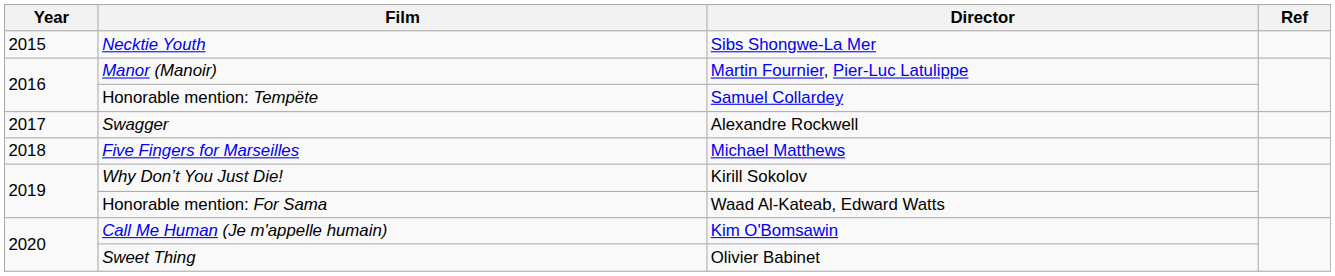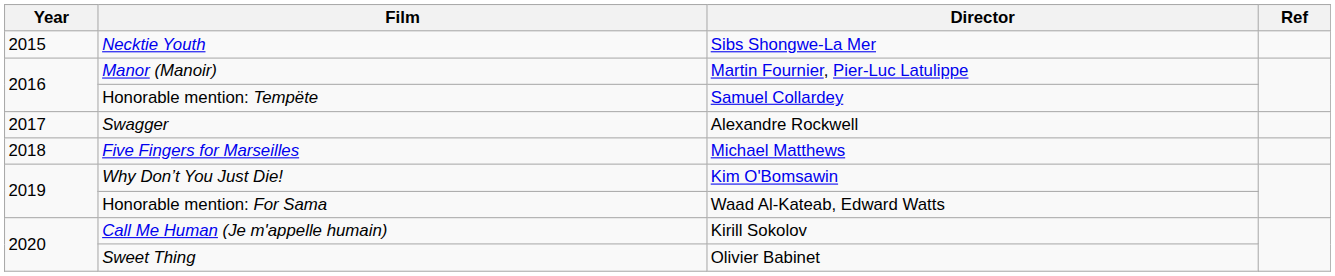(759, 177) Kirill Sokolov -> (774, 177) Kim O'Bomsawin
(774, 230) Kim O'Bomsawin -> (759, 230) Kirill Sokolov
